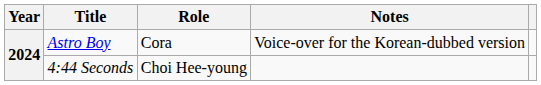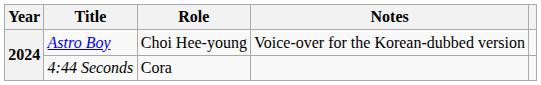(156, 42) Cora -> (194, 42) Choi Hee-young
(194, 67) Choi Hee-young -> (156, 67) Cora
